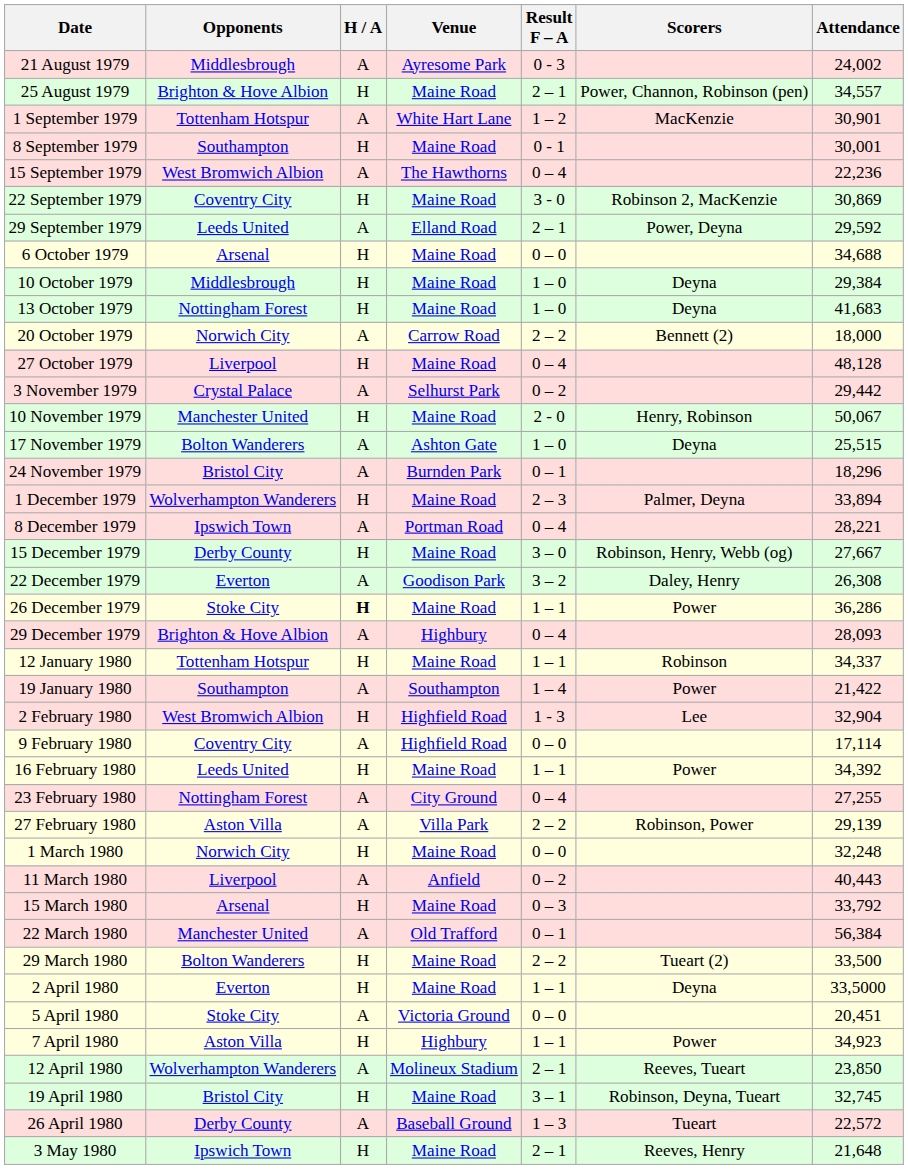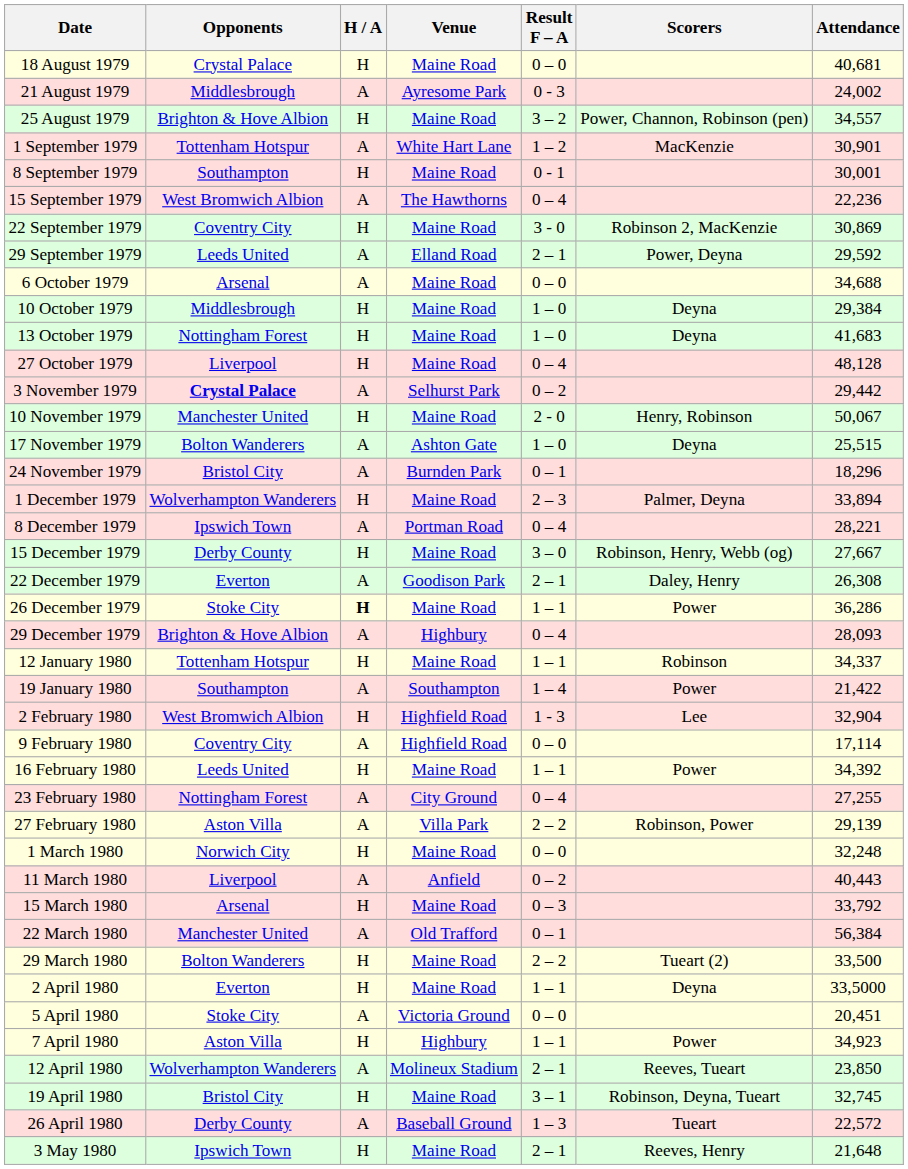+ row: (75, 64)
(549, 91) 2 – 1 -> (549, 118) 3 – 2
(363, 254) H -> (363, 281) A
- row: (75, 335)
(243, 390) normal -> (243, 390) bold
(549, 580) 3 – 2 -> (549, 580) 2 – 1
